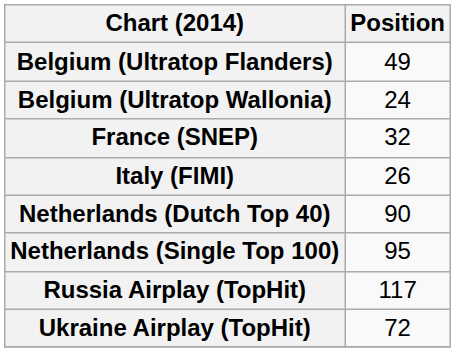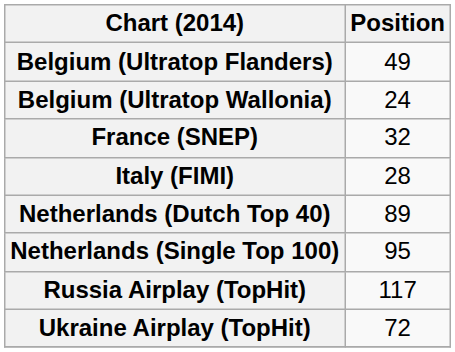(398, 175) 26 -> (398, 175) 28
(398, 213) 90 -> (398, 213) 89
